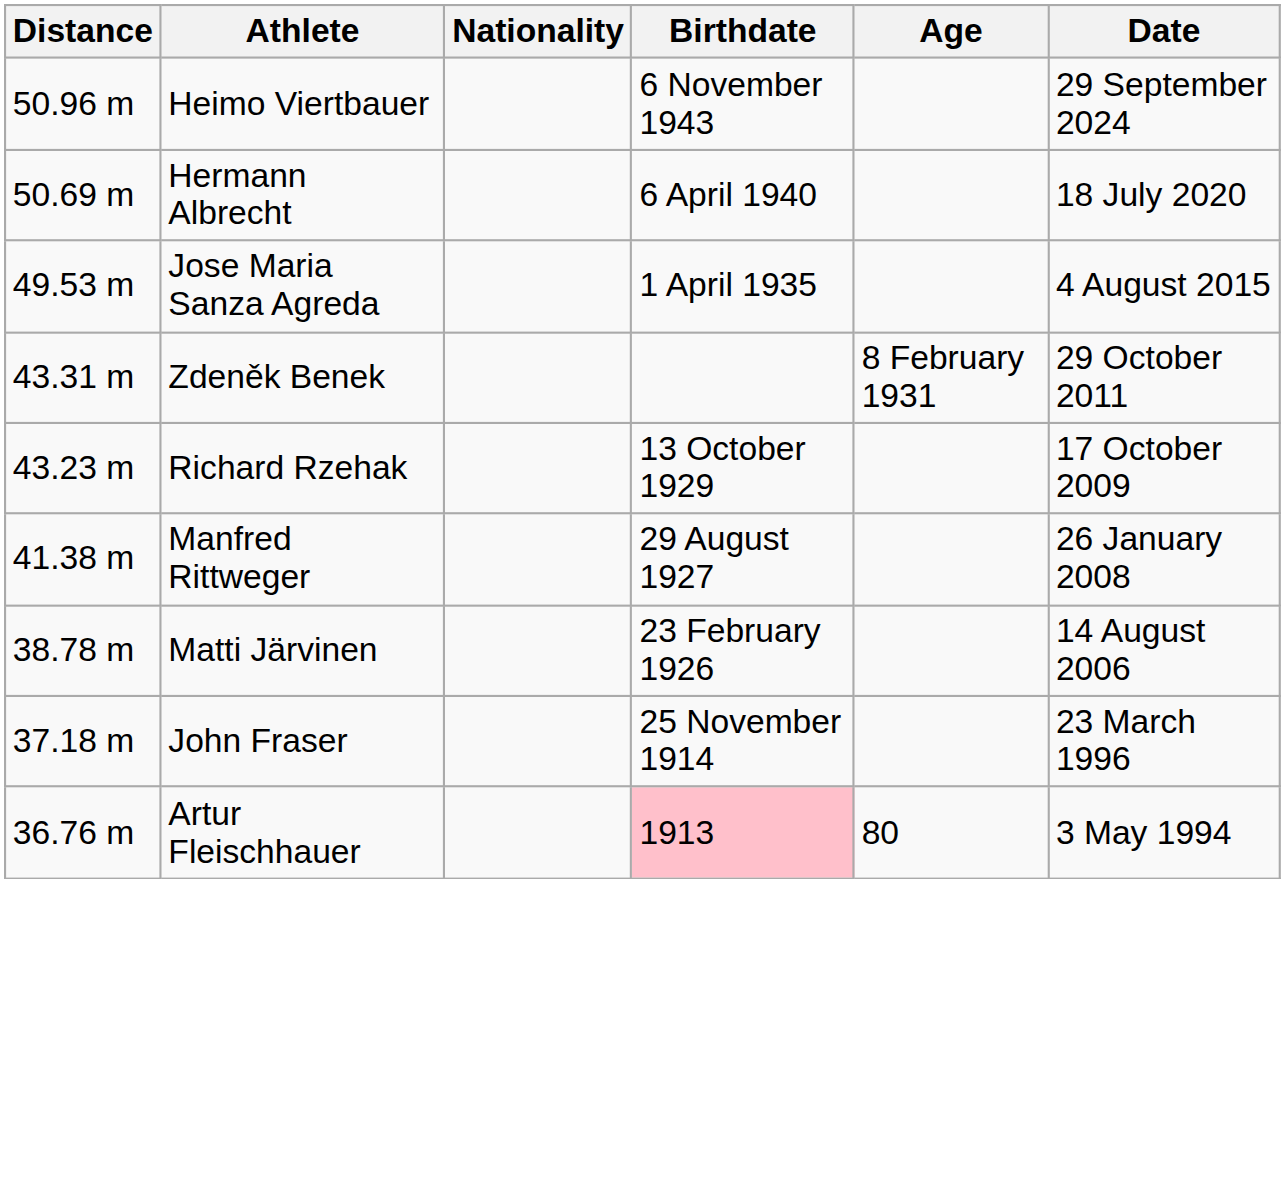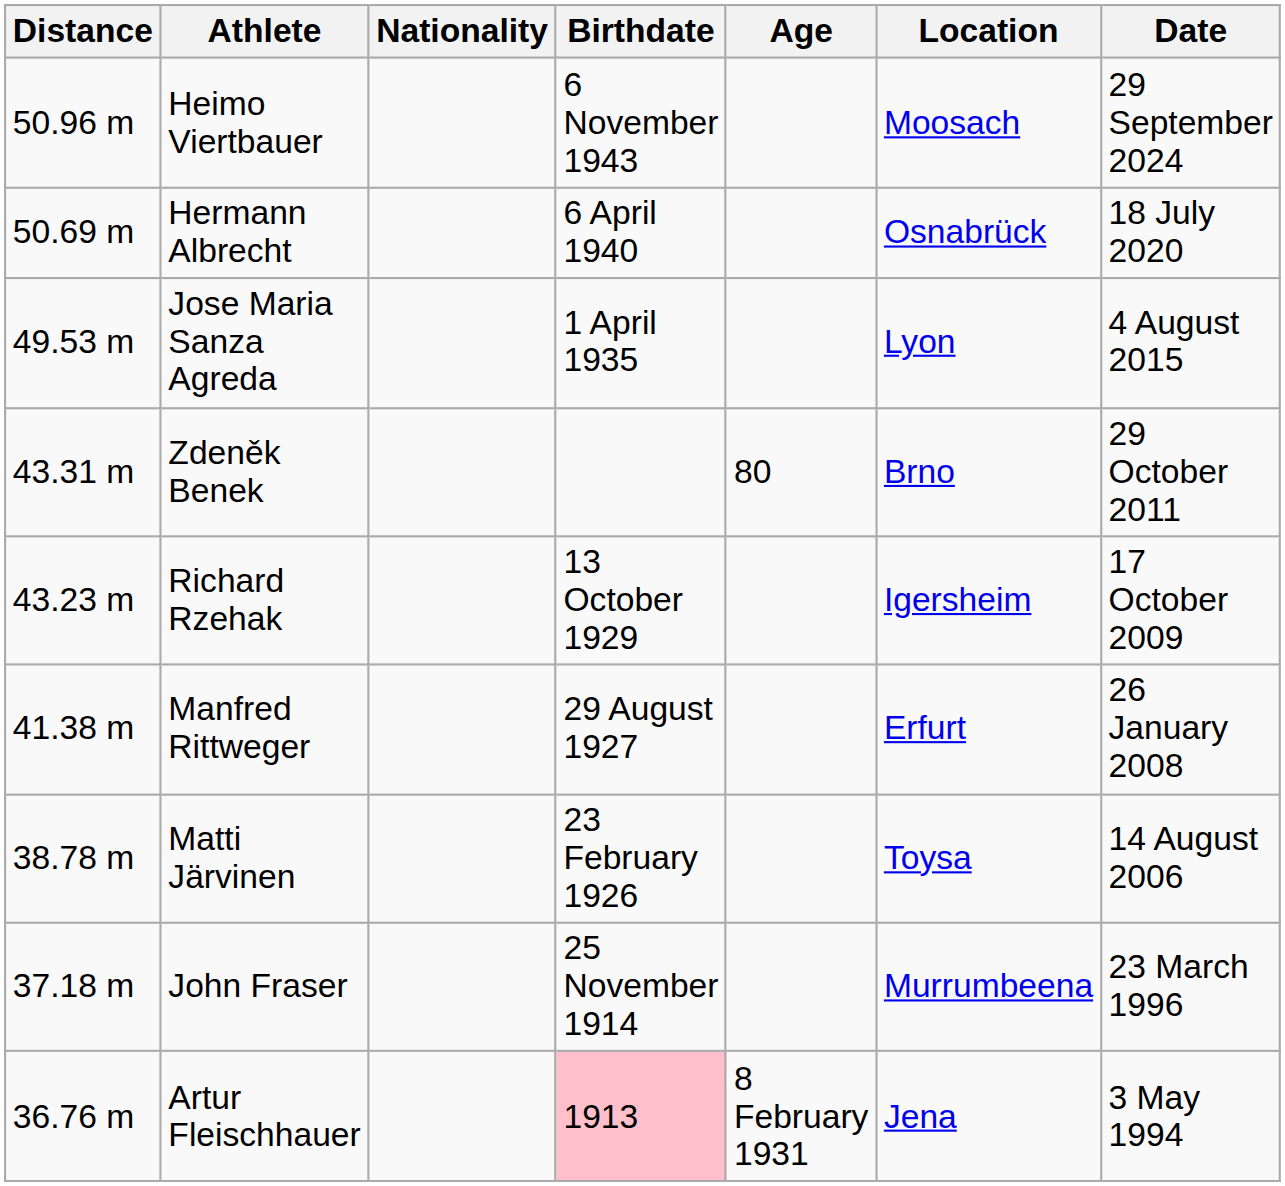+ column: (988, 31)
(943, 376) 8 February 1931 -> (753, 471) 80
(880, 832) 80 -> (801, 1115) 8 February 1931
